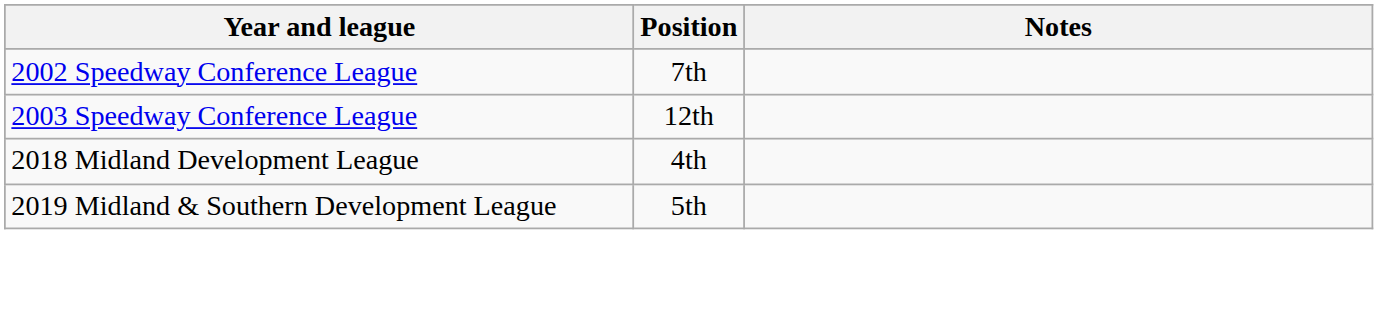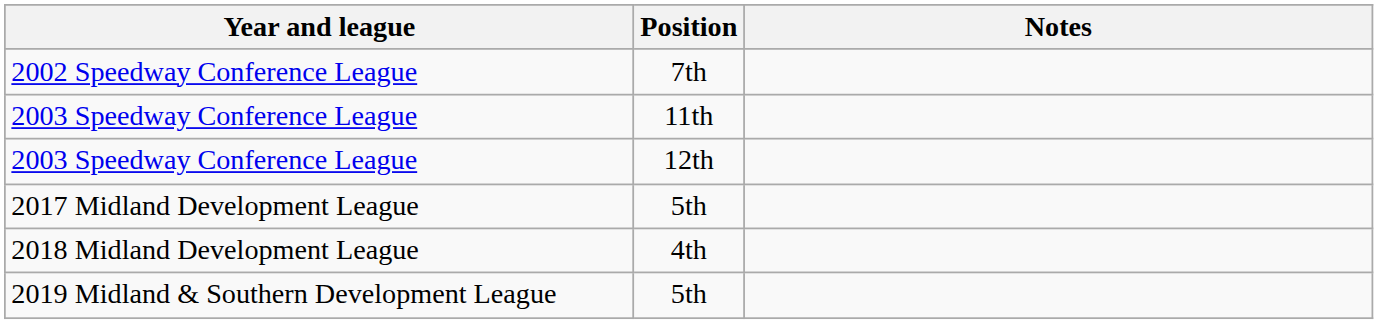+ row: (214, 116)
+ row: (215, 205)
